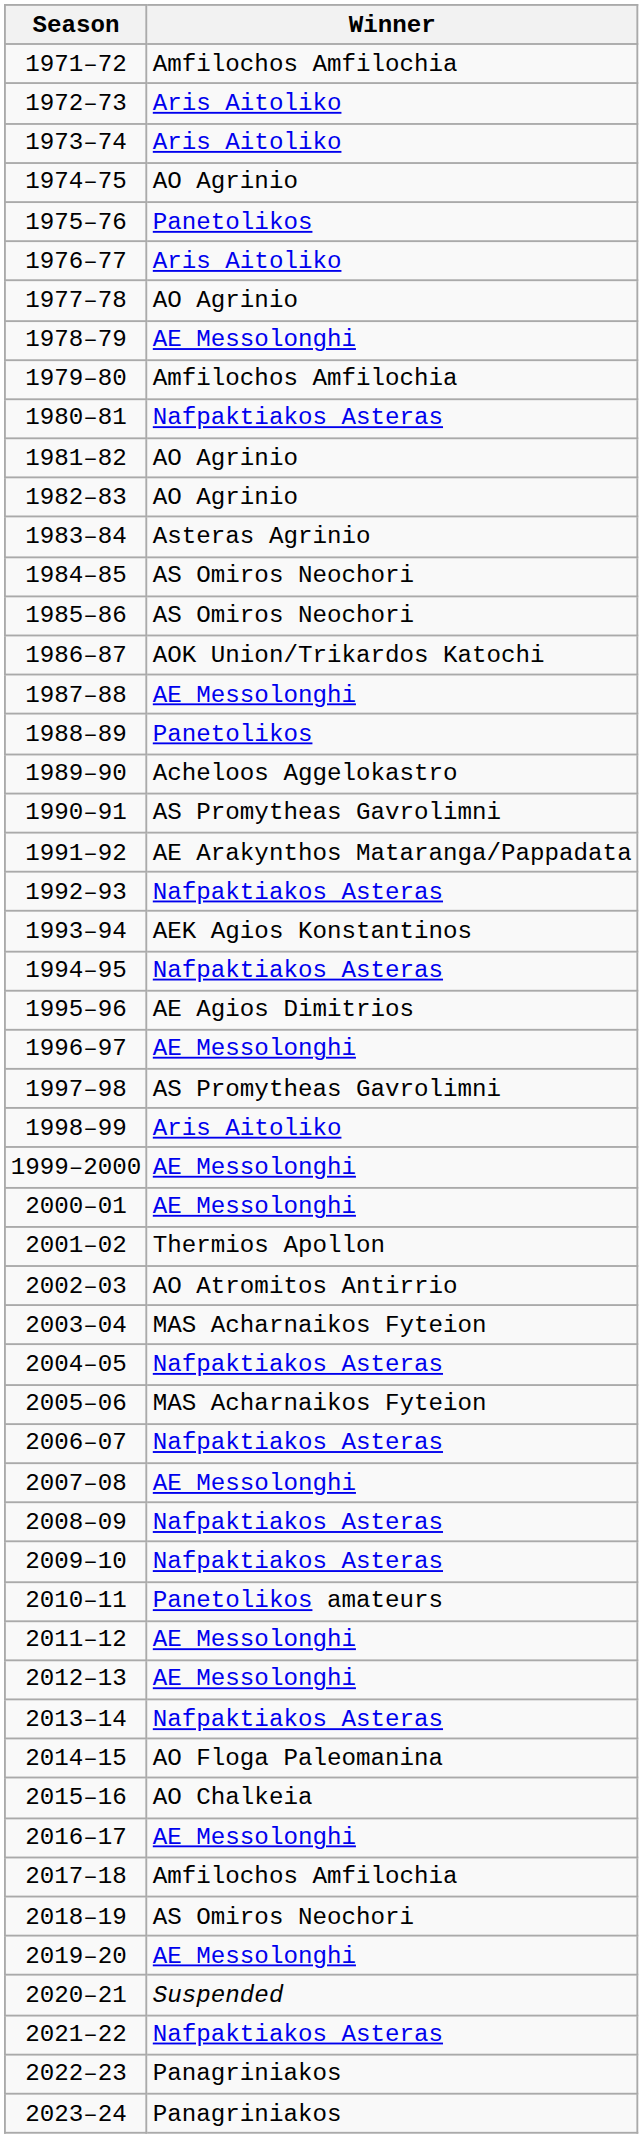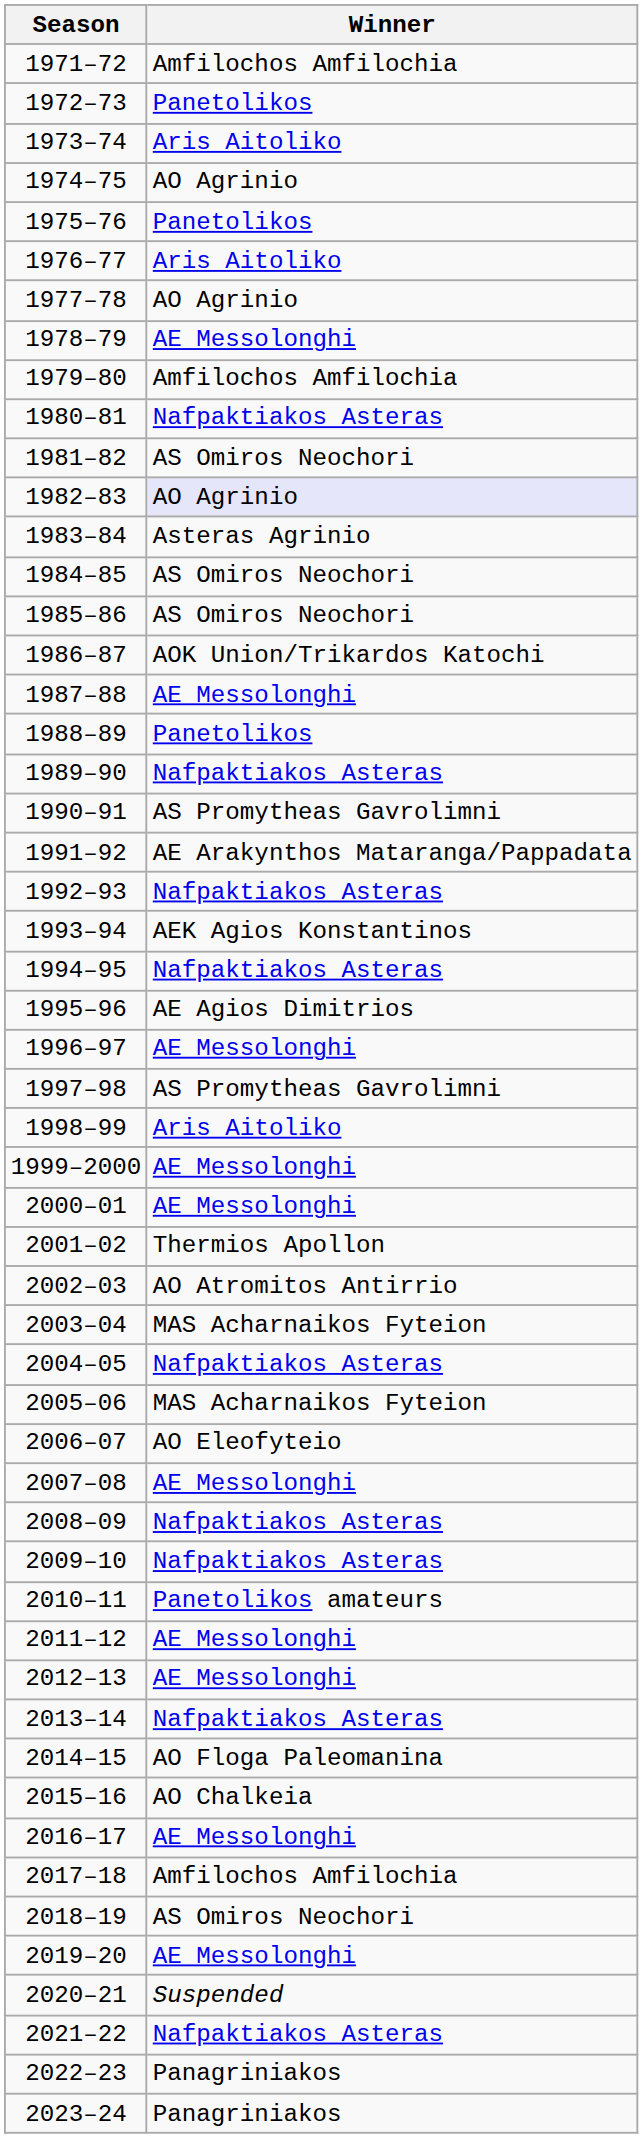(247, 103) Aris Aitoliko -> (233, 103) Panetolikos
(225, 458) AO Agrinio -> (283, 458) AS Omiros Neochori
(225, 498) no background -> (225, 498) lavender background
(305, 773) Acheloos Aggelokastro -> (298, 773) Nafpaktiakos Asteras
(298, 1443) Nafpaktiakos Asteras -> (247, 1443) AO Eleofyteio
